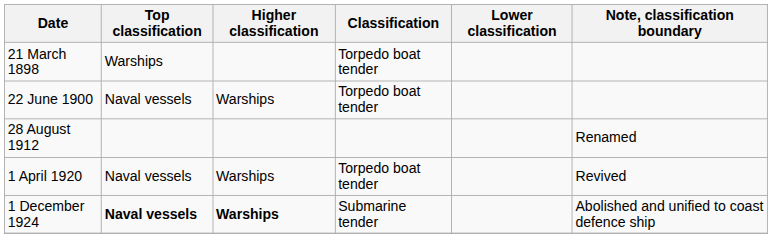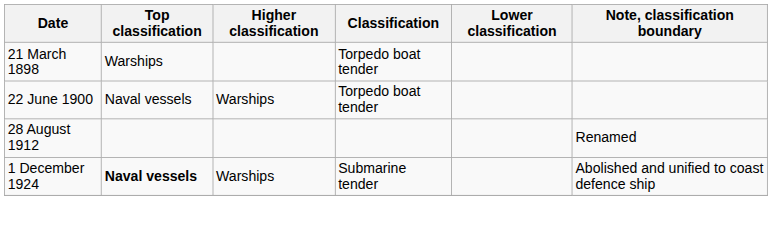- row: (45, 176)
(247, 214) bold -> (245, 176) normal
